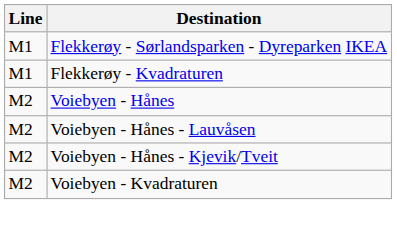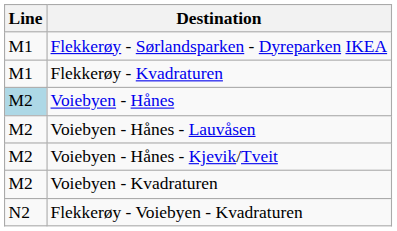(21, 101) no background -> (21, 101) lightblue background
+ row: (177, 211)
